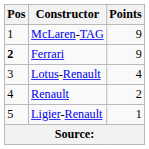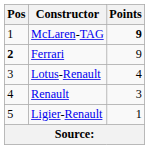(139, 34) normal -> (139, 34) bold
(139, 94) 2 -> (139, 94) 3
